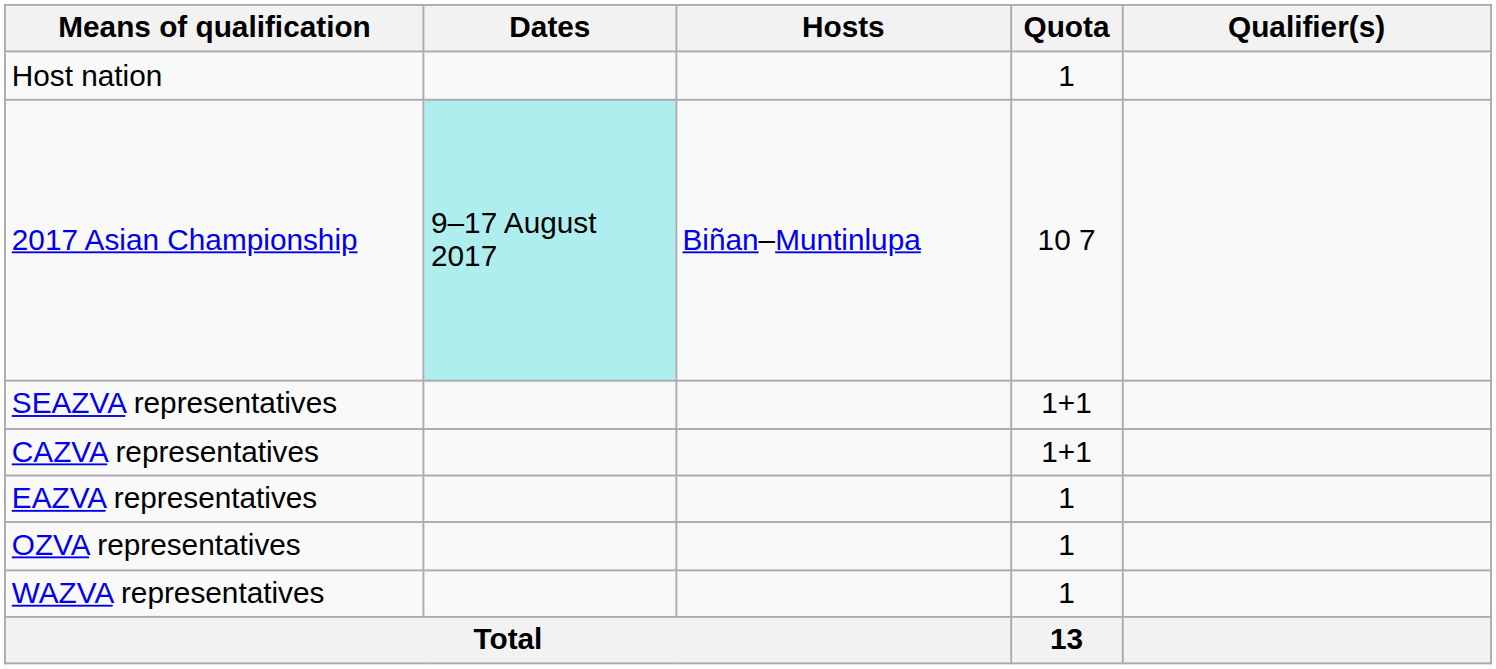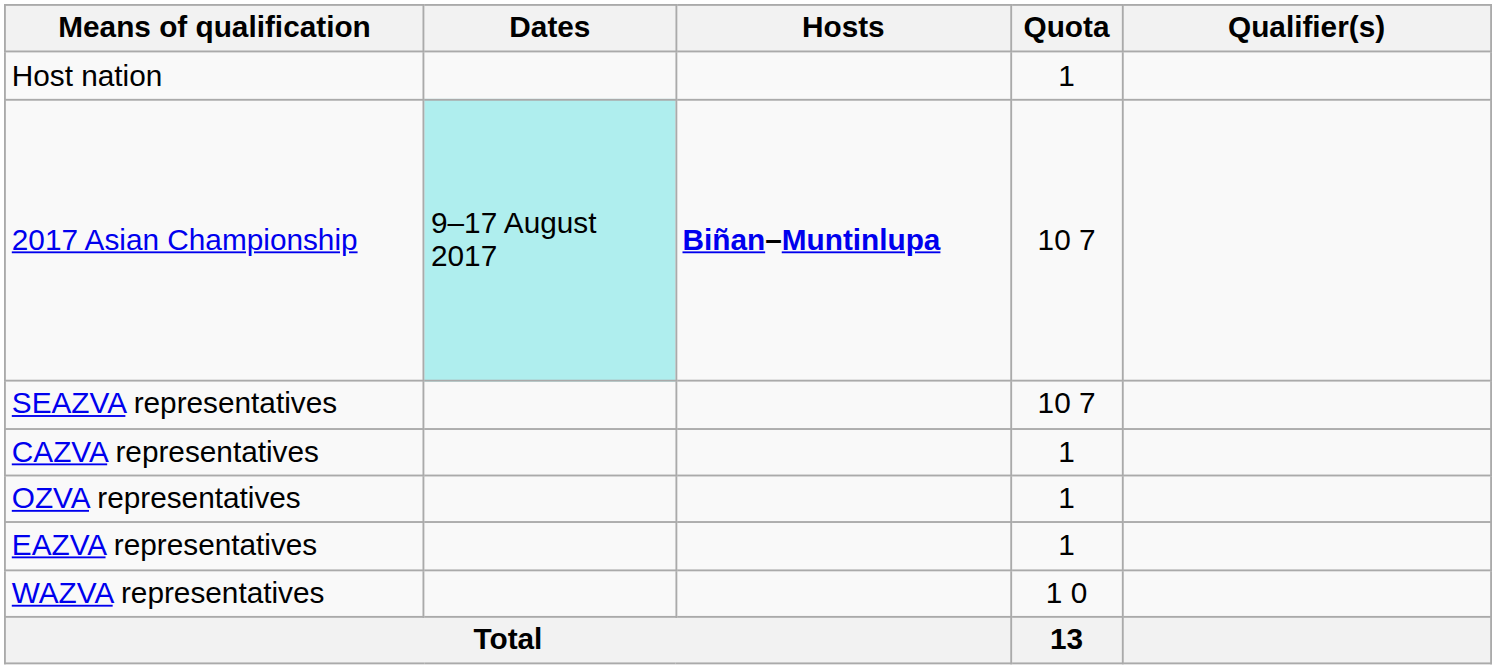(802, 239) normal -> (811, 239) bold
(1067, 404) 1+1 -> (1067, 404) 10 7
(1067, 451) 1+1 -> (1067, 451) 1
rows swapped: (165, 498) <-> (156, 545)
(1067, 592) 1 -> (1067, 592) 1 0
